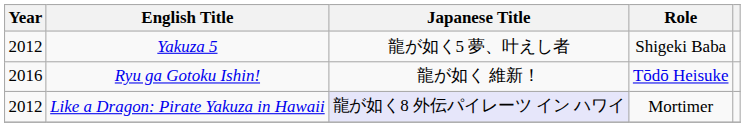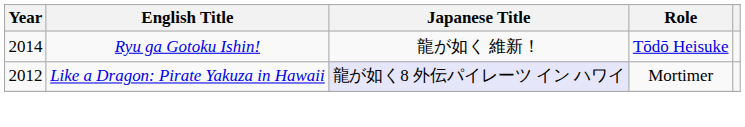- row: (187, 46)
(25, 76) 2016 -> (25, 46) 2014
